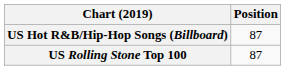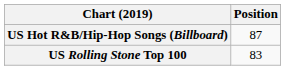(256, 55) 87 -> (256, 55) 83
